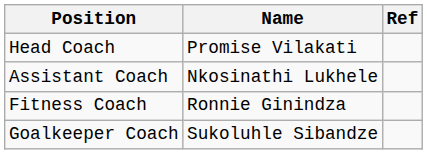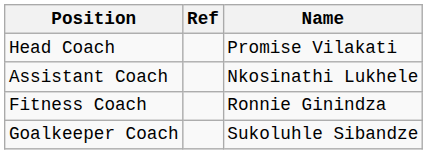columns swapped: (283, 19) <-> (402, 19)
